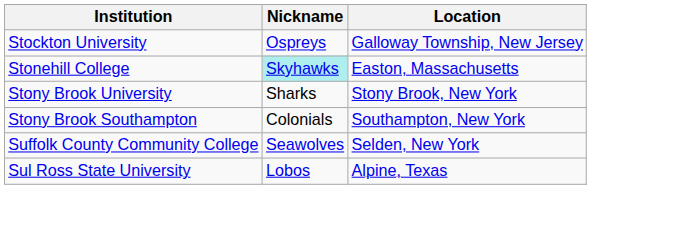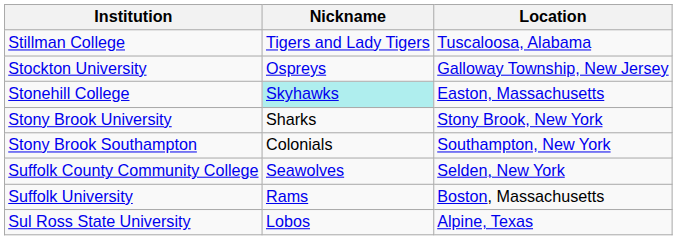+ row: (67, 42)
+ row: (71, 196)
